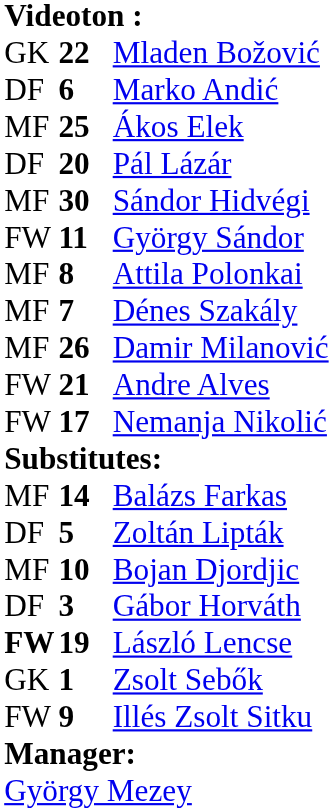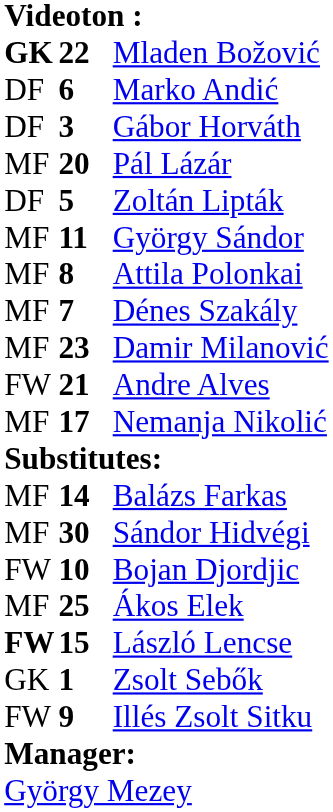(27, 52) normal -> (28, 52) bold
rows swapped: (207, 606) <-> (178, 126)
(24, 163) DF -> (27, 163) MF
rows swapped: (198, 532) <-> (211, 200)
(28, 237) FW -> (27, 237) MF
(74, 347) 26 -> (74, 347) 23
(28, 421) FW -> (27, 421) MF
(27, 569) MF -> (28, 569) FW
(74, 642) 19 -> (74, 642) 15
